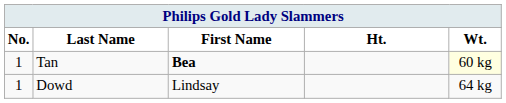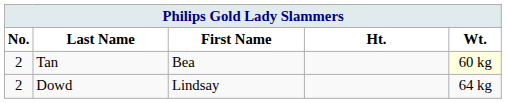(19, 62) 1 -> (19, 62) 2
(184, 62) bold -> (183, 62) normal
(19, 86) 1 -> (19, 86) 2
